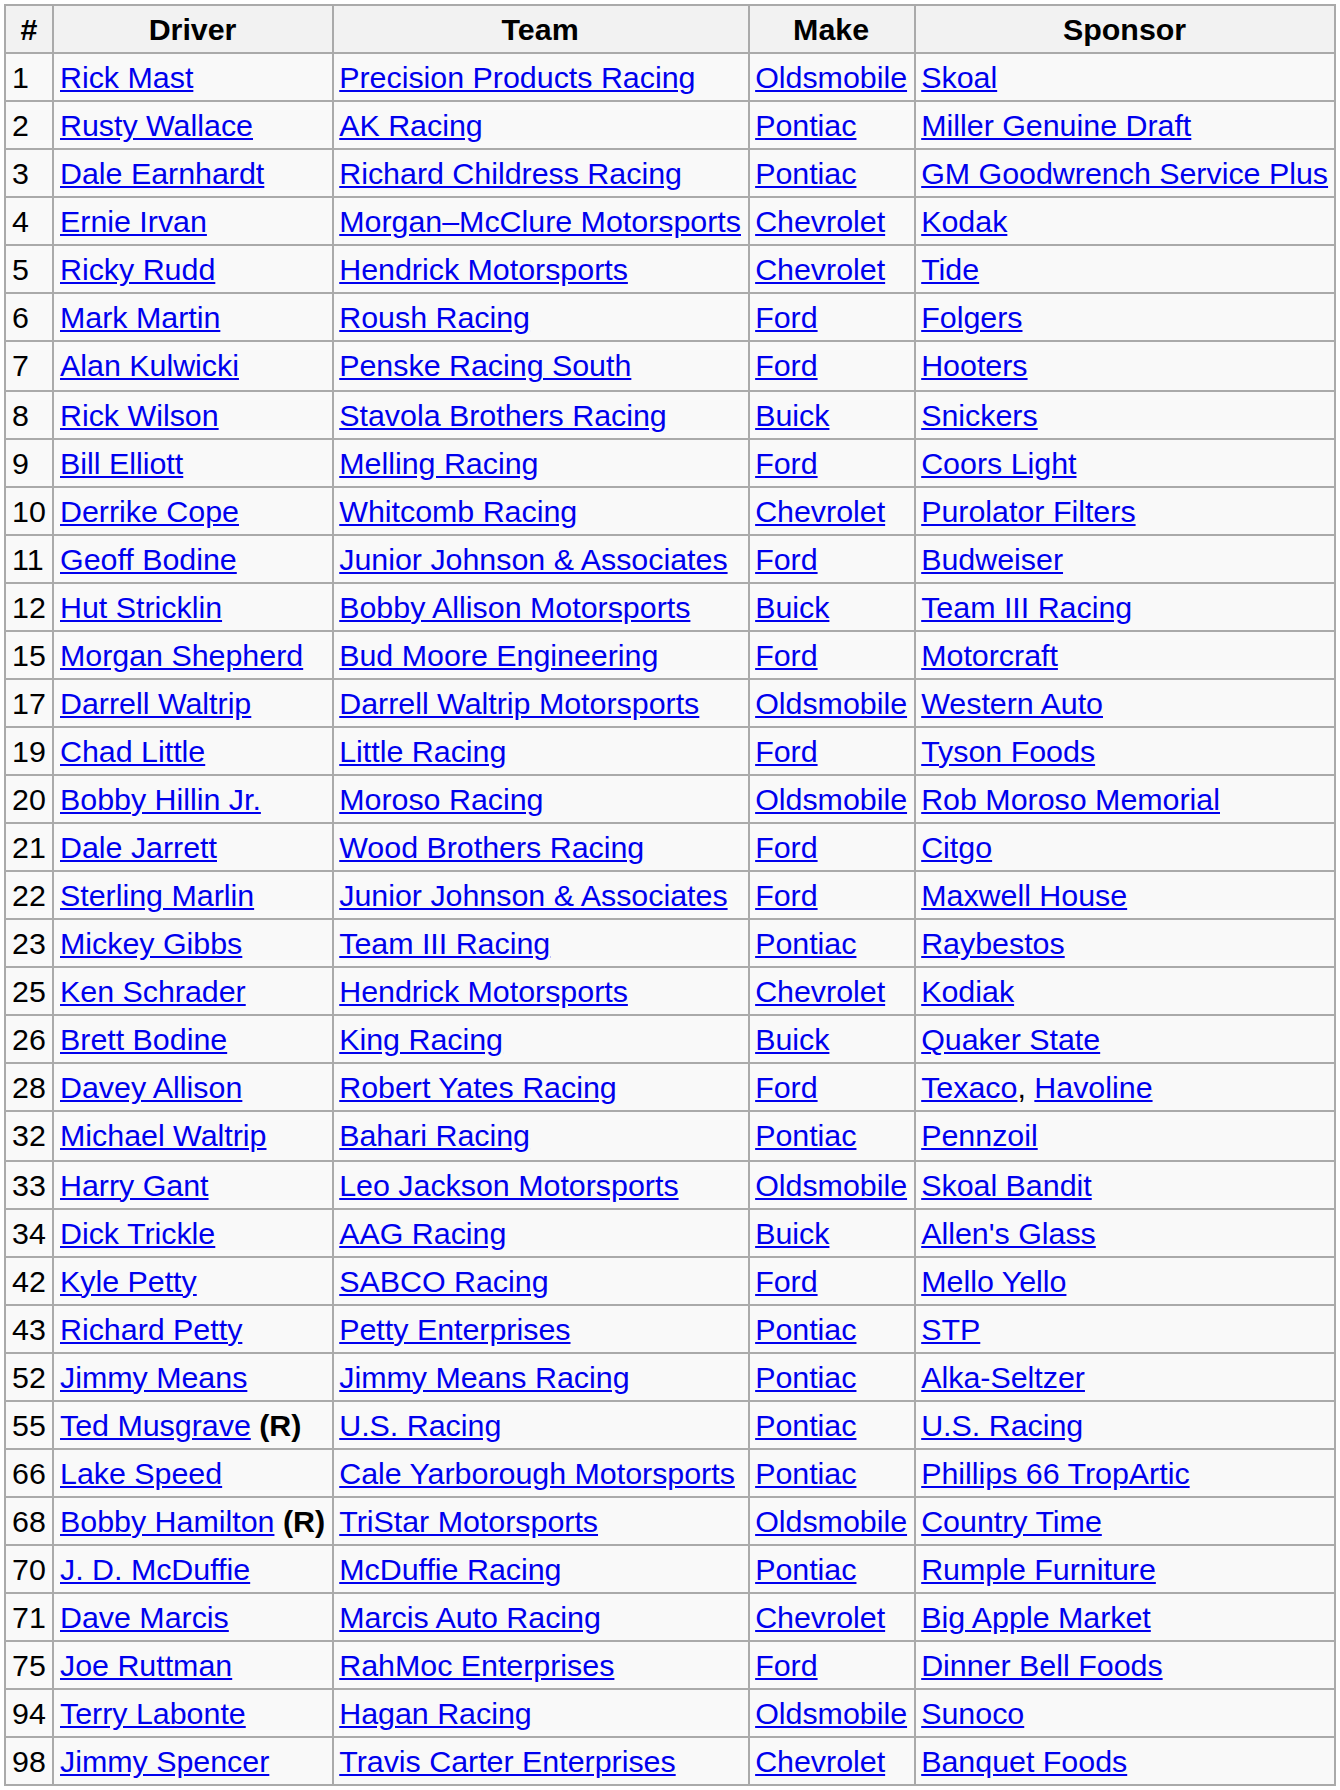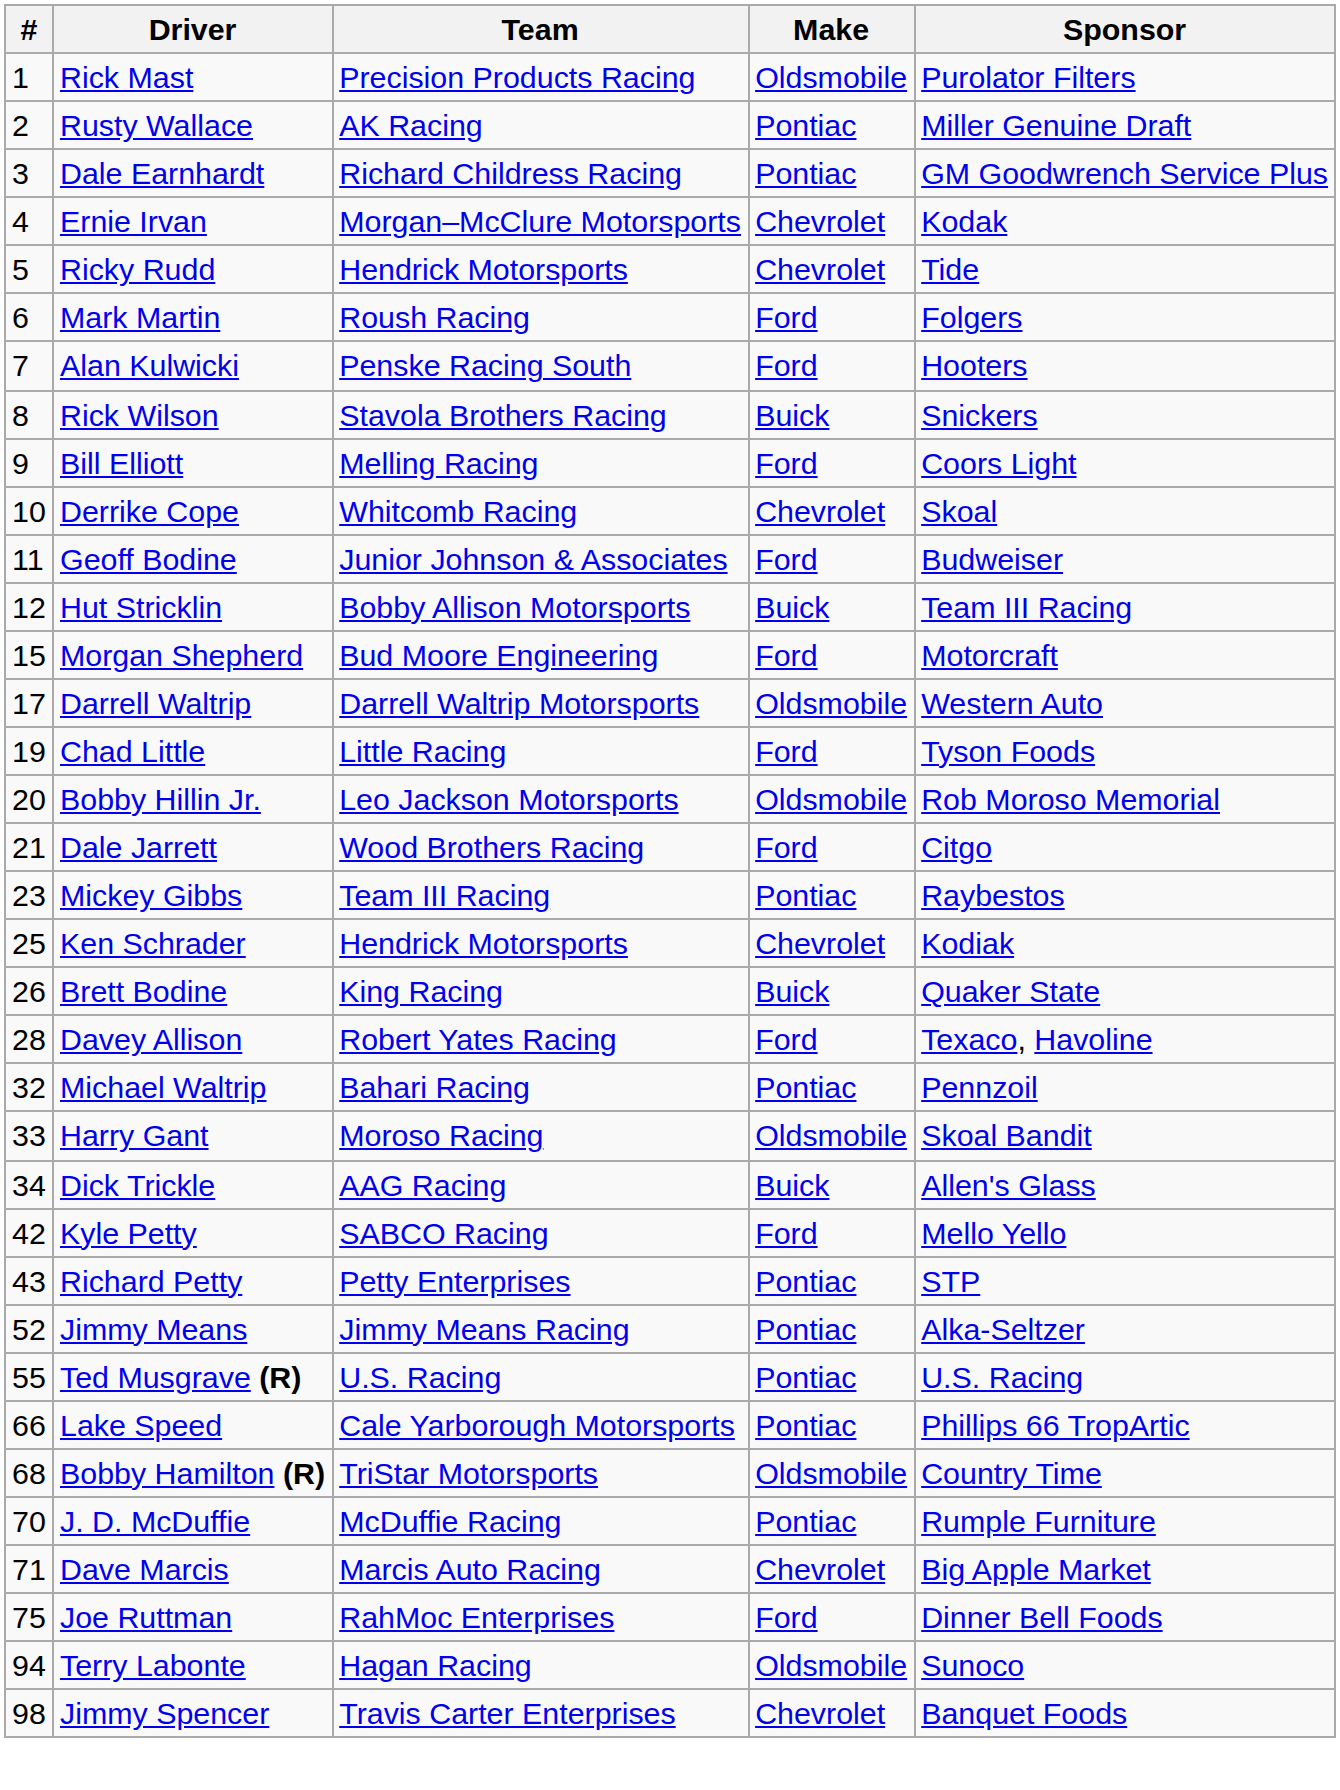(959, 77) Skoal -> (1028, 77) Purolator Filters
(1028, 510) Purolator Filters -> (959, 510) Skoal
(441, 799) Moroso Racing -> (509, 799) Leo Jackson Motorsports
- row: (157, 896)
(509, 1184) Leo Jackson Motorsports -> (441, 1136) Moroso Racing
